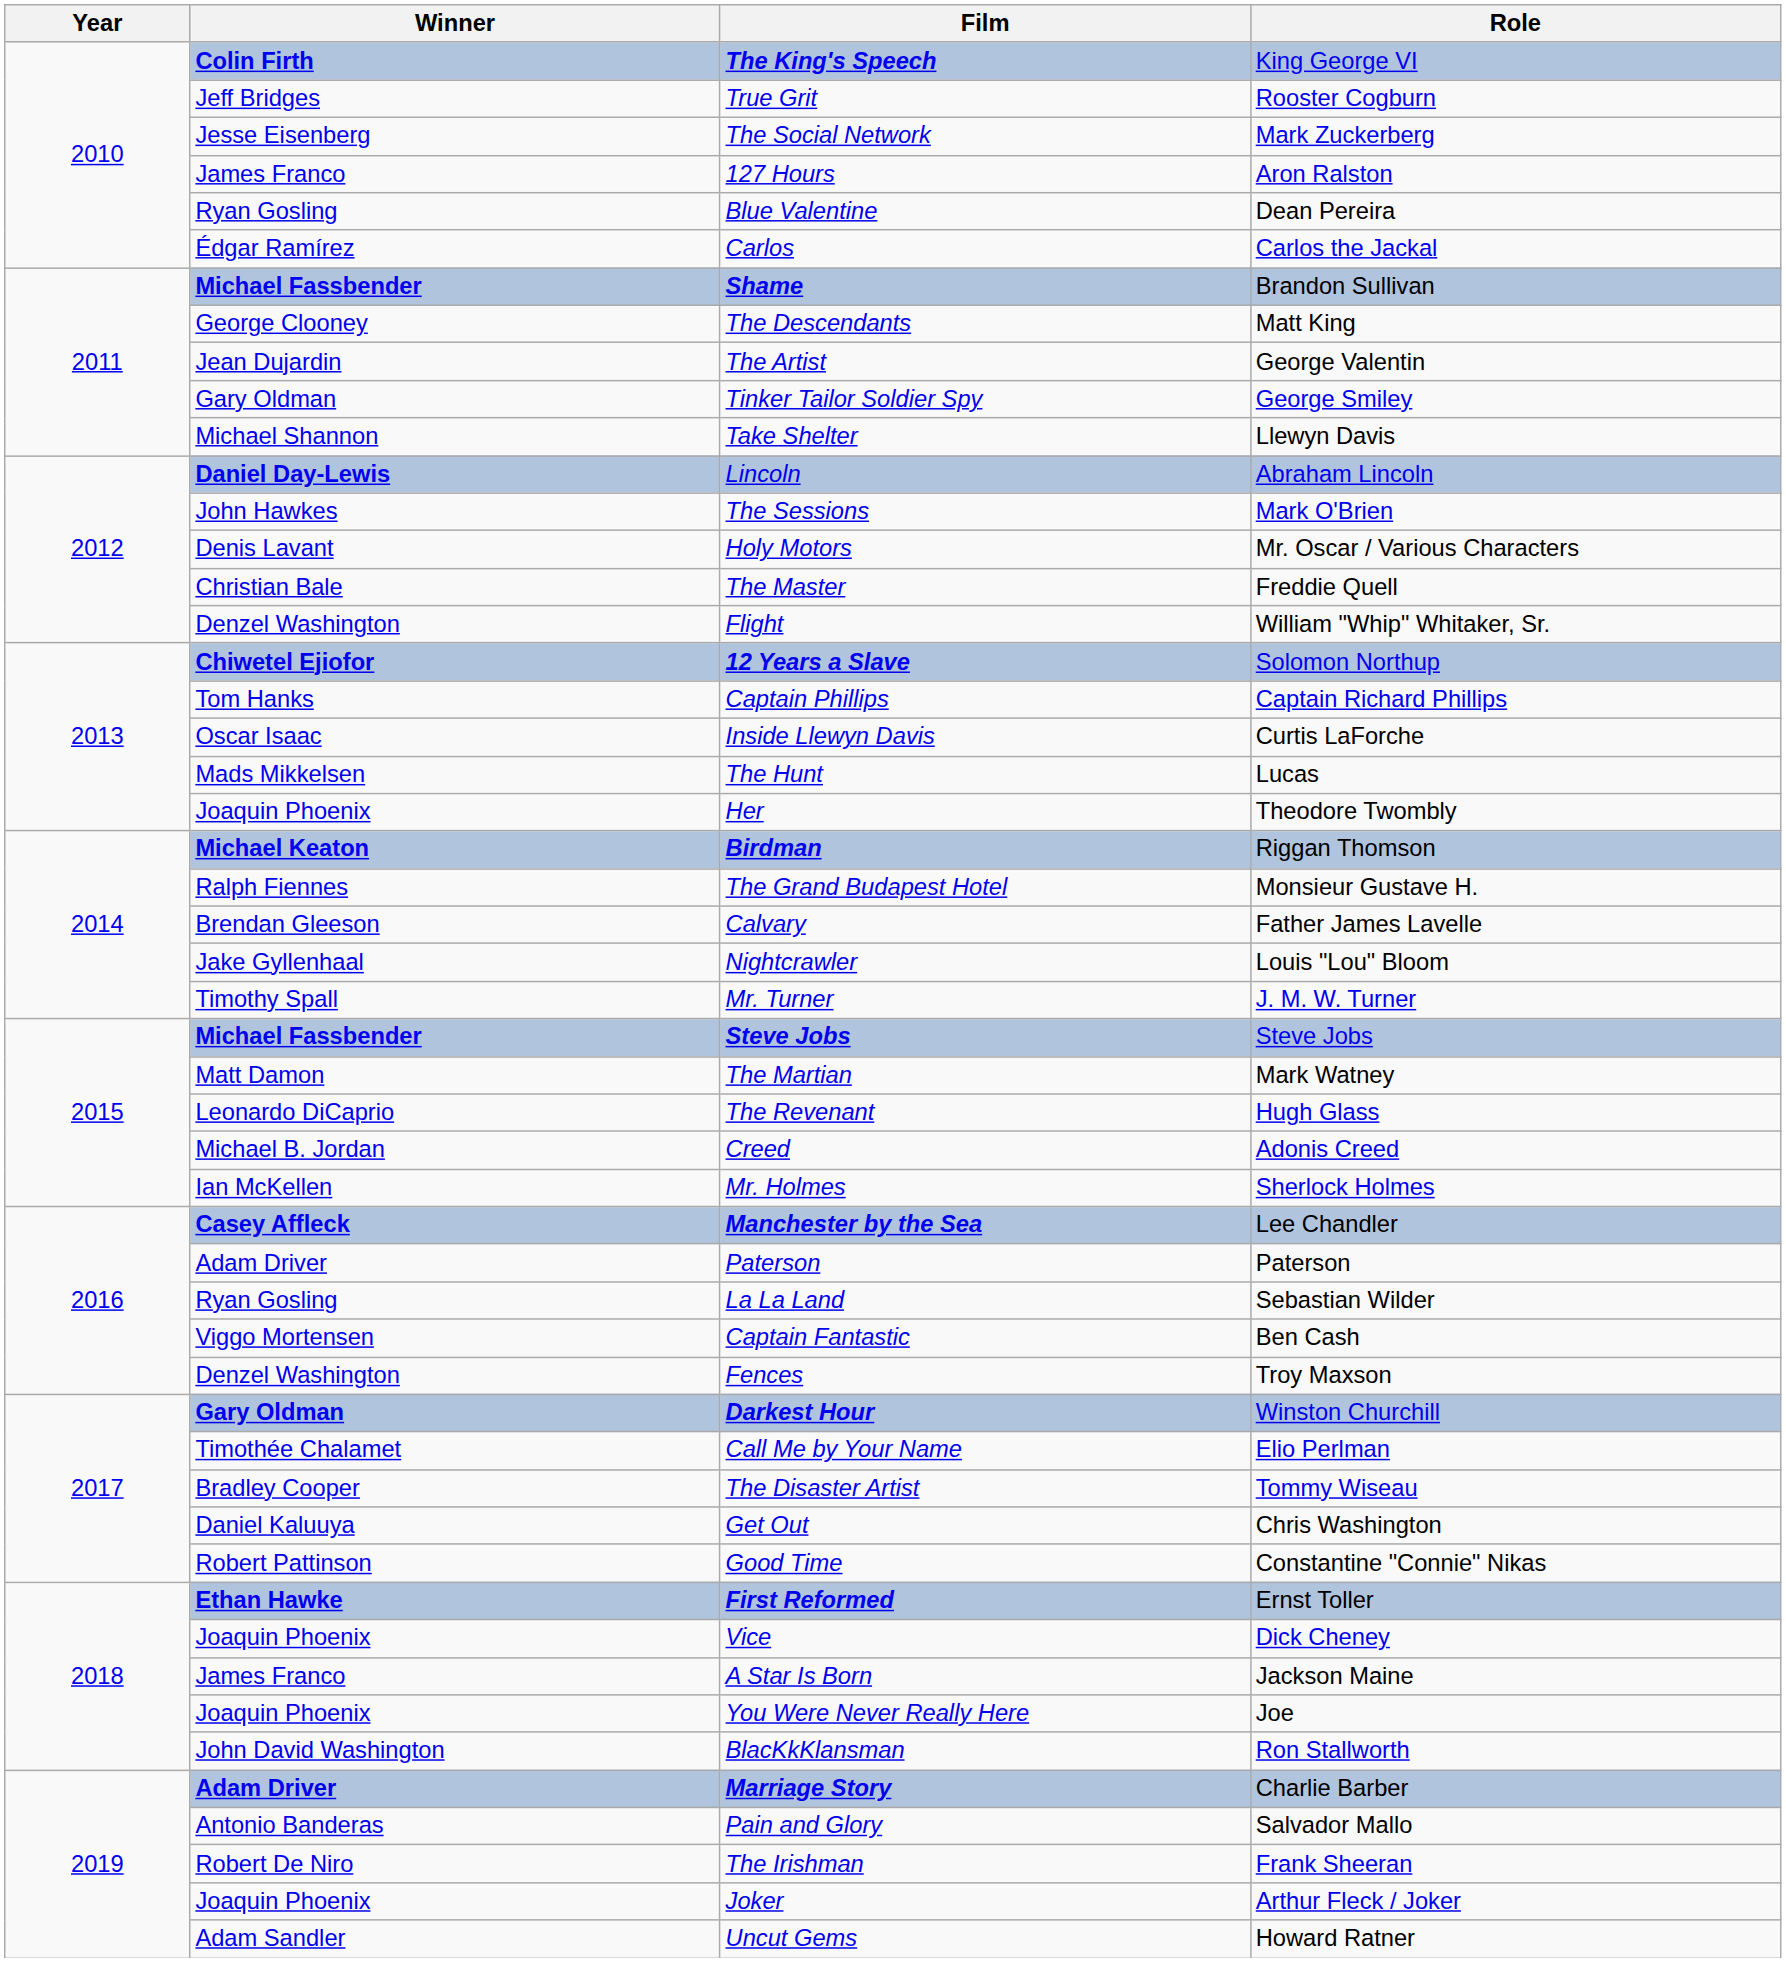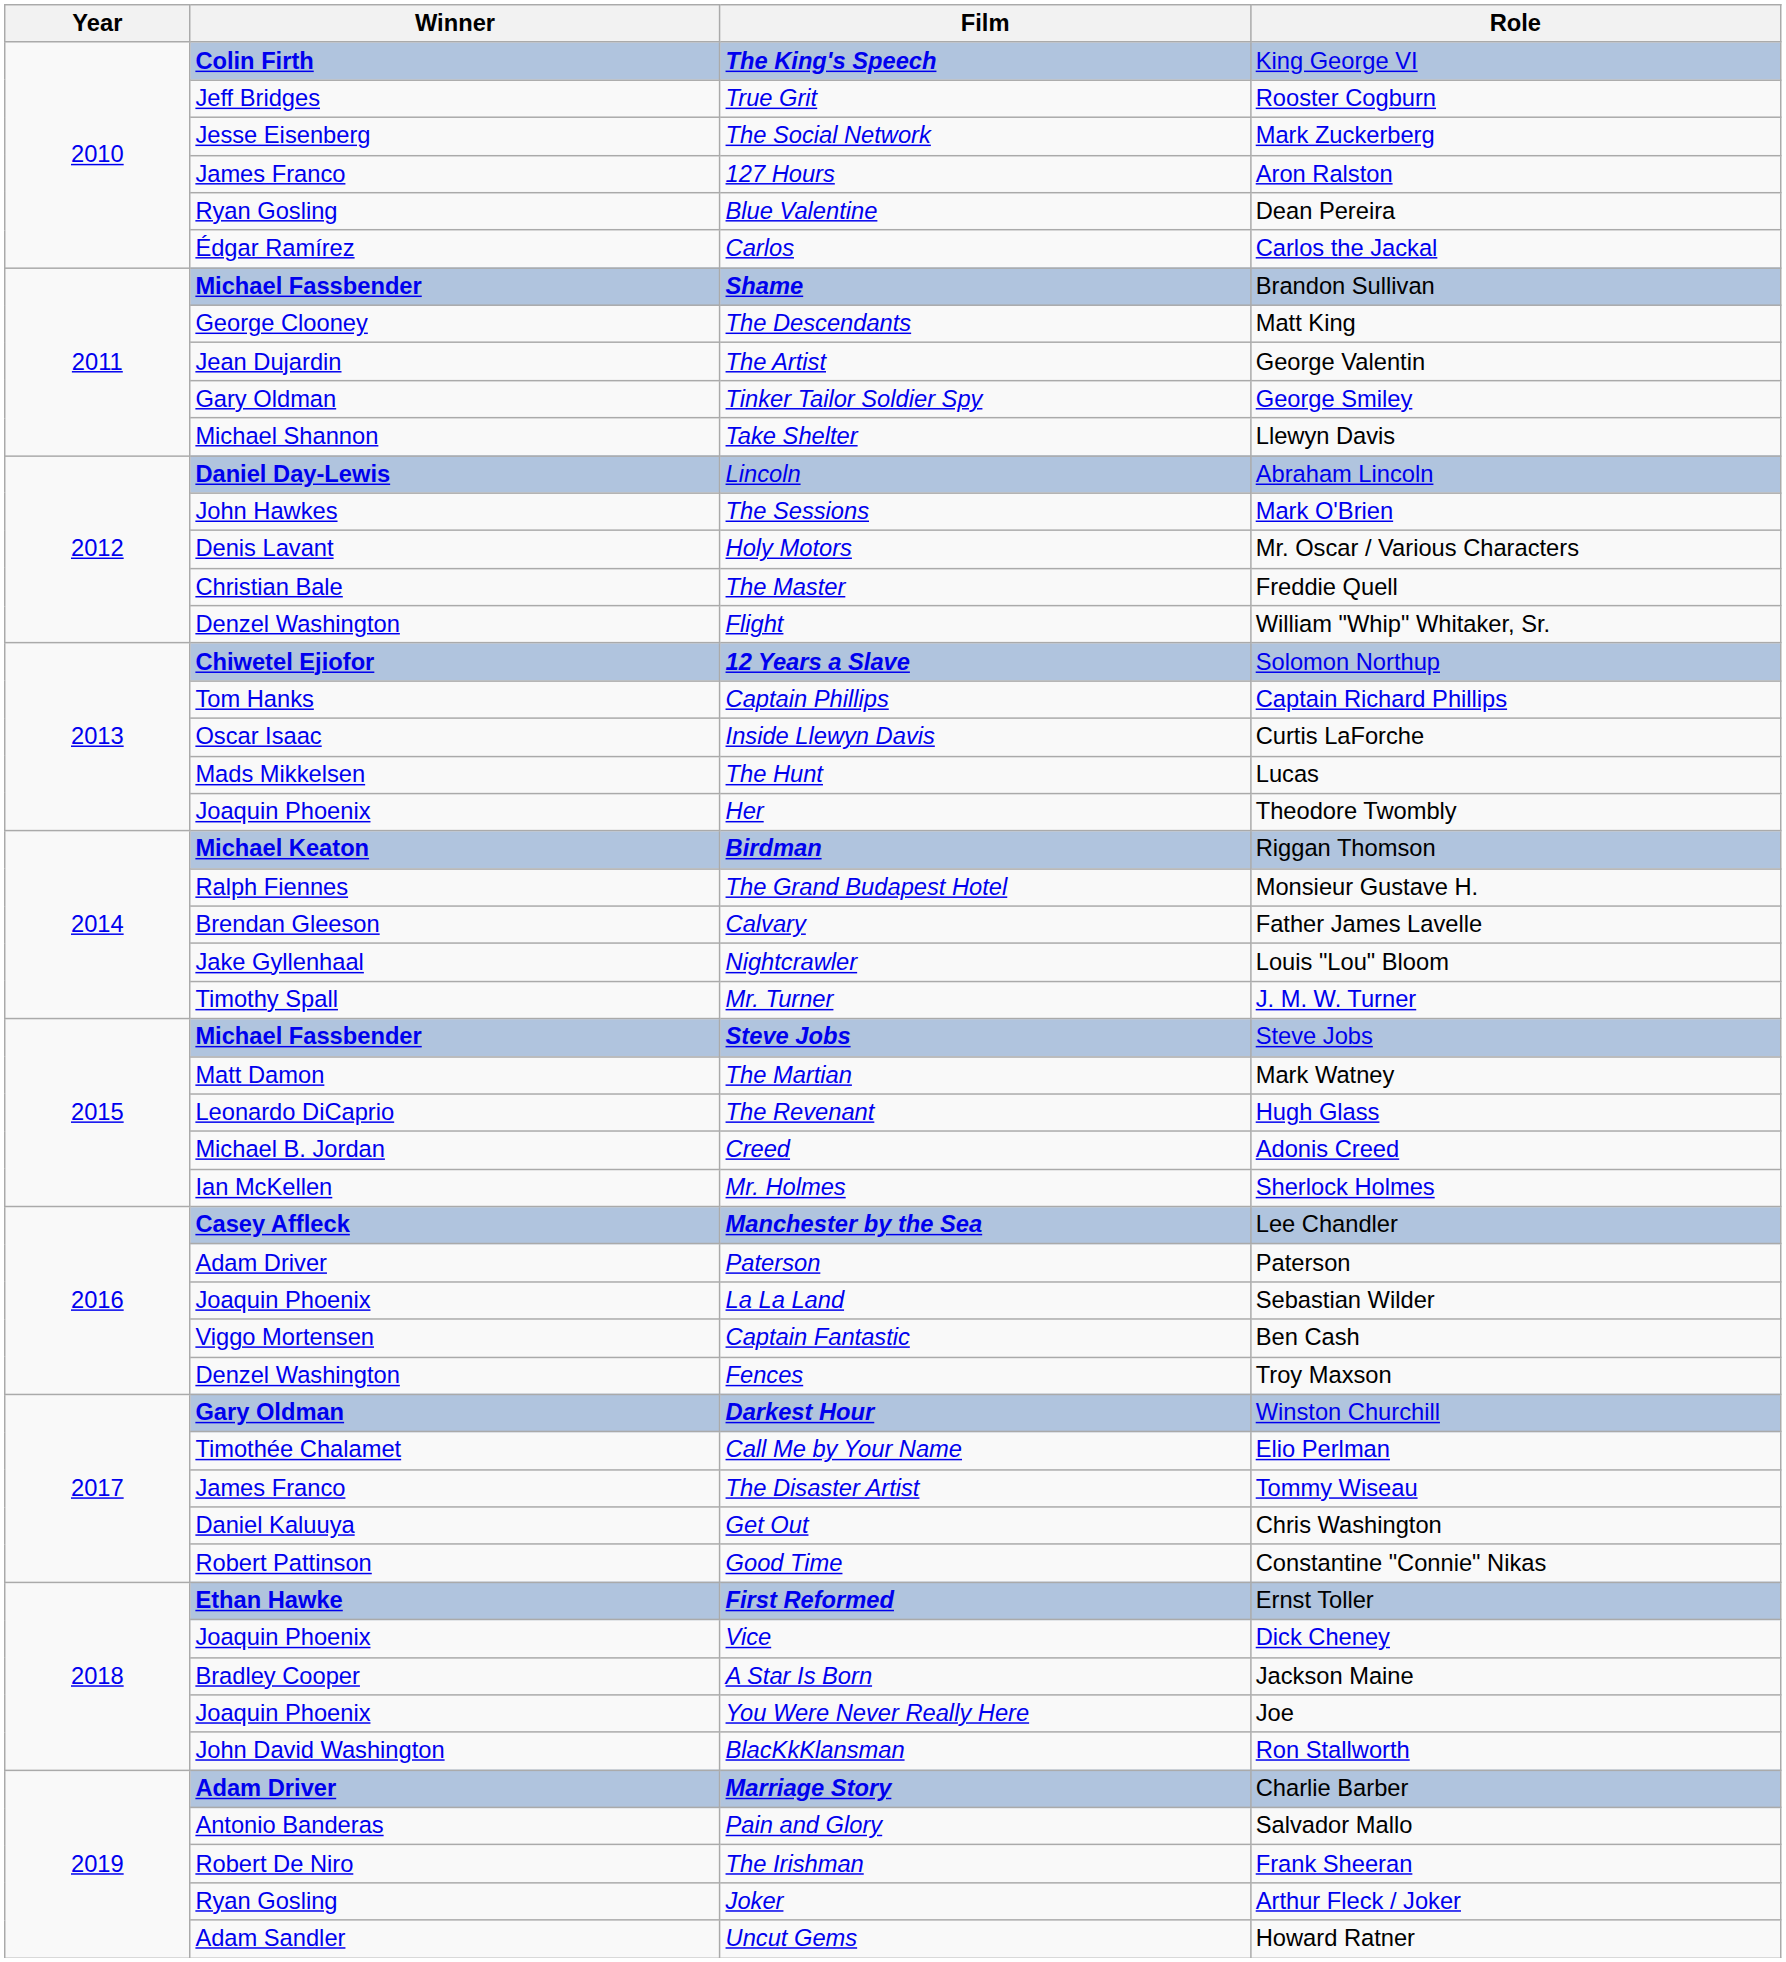(266, 1300) Ryan Gosling -> (283, 1300) Joaquin Phoenix
(278, 1487) Bradley Cooper -> (270, 1487) James Franco
(270, 1675) James Franco -> (278, 1675) Bradley Cooper
(283, 1901) Joaquin Phoenix -> (266, 1901) Ryan Gosling
